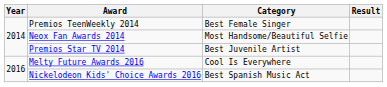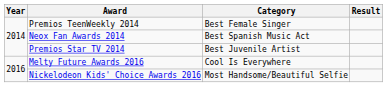(276, 37) Most Handsome/Beautiful Selfie -> (257, 37) Best Spanish Music Act
(257, 75) Best Spanish Music Act -> (276, 75) Most Handsome/Beautiful Selfie
